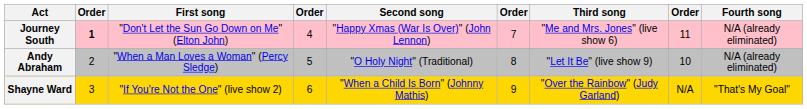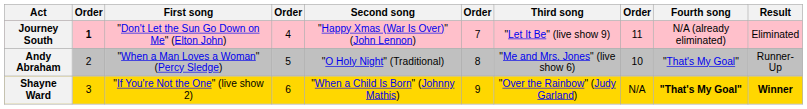+ column: (775, 12)
(599, 34) "Me and Mrs. Jones" (live show 6) -> (557, 34) "Let It Be" (live show 9)
(599, 62) "Let It Be" (live show 9) -> (557, 62) "Me and Mrs. Jones" (live show 6)
(752, 62) N/A (already eliminated) -> (701, 62) "That's My Goal"
(752, 90) normal -> (701, 90) bold
